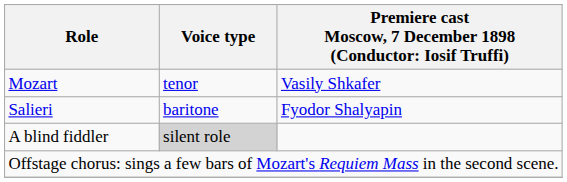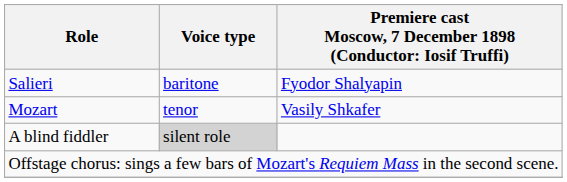rows swapped: (33, 83) <-> (31, 109)
